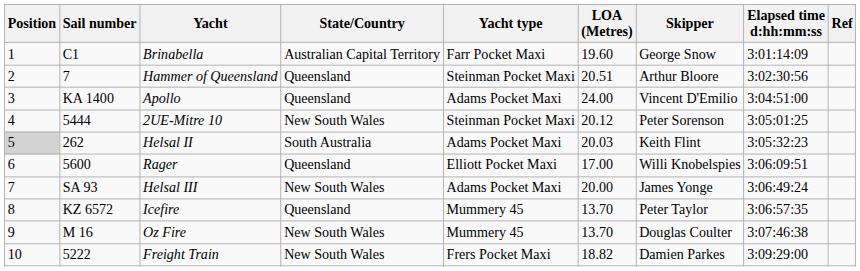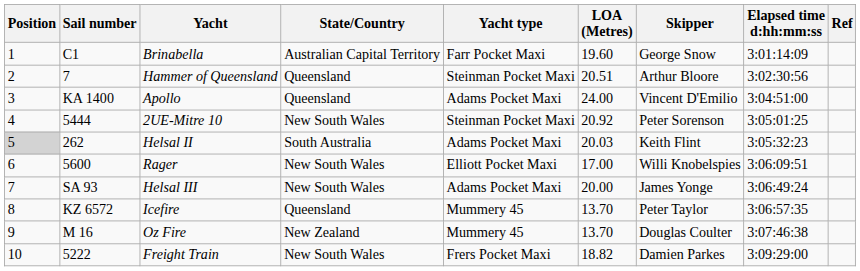(597, 120) 20.12 -> (597, 120) 20.92
(317, 165) Queensland -> (334, 165) New South Wales
(334, 232) New South Wales -> (322, 232) New Zealand
